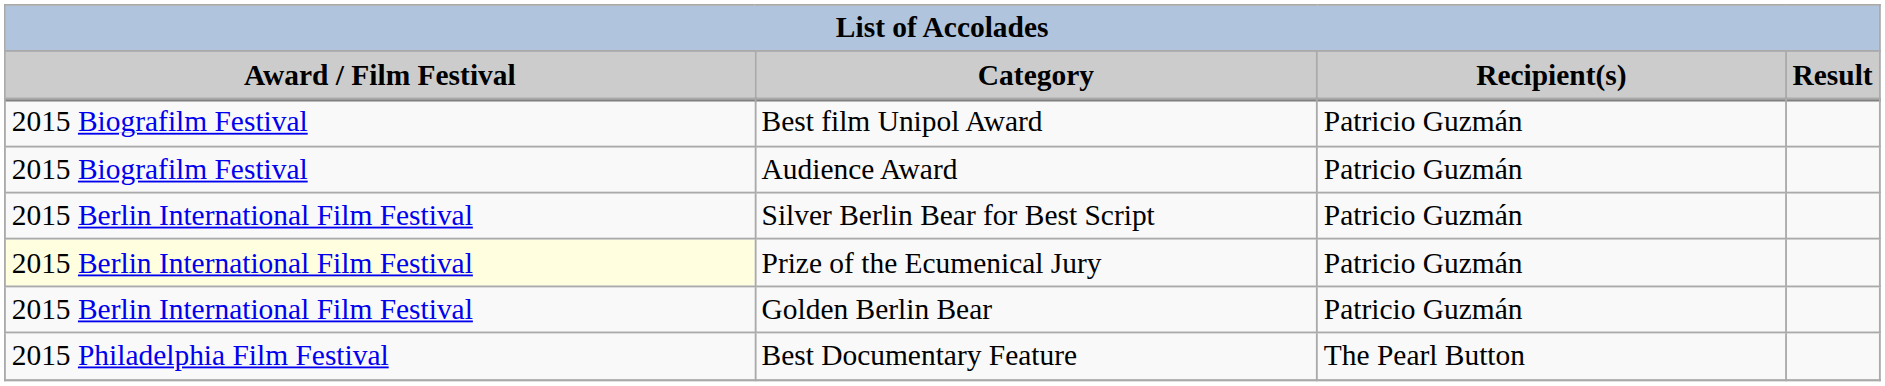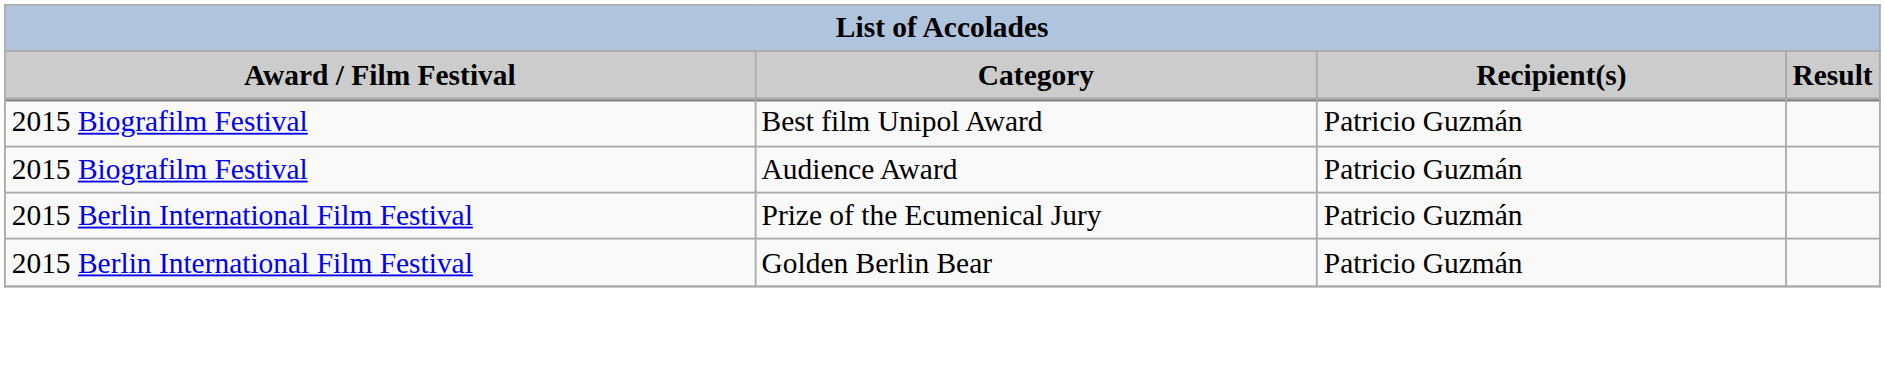- row: (958, 215)
(242, 262) lightyellow background -> (242, 215) no background
- row: (919, 355)
